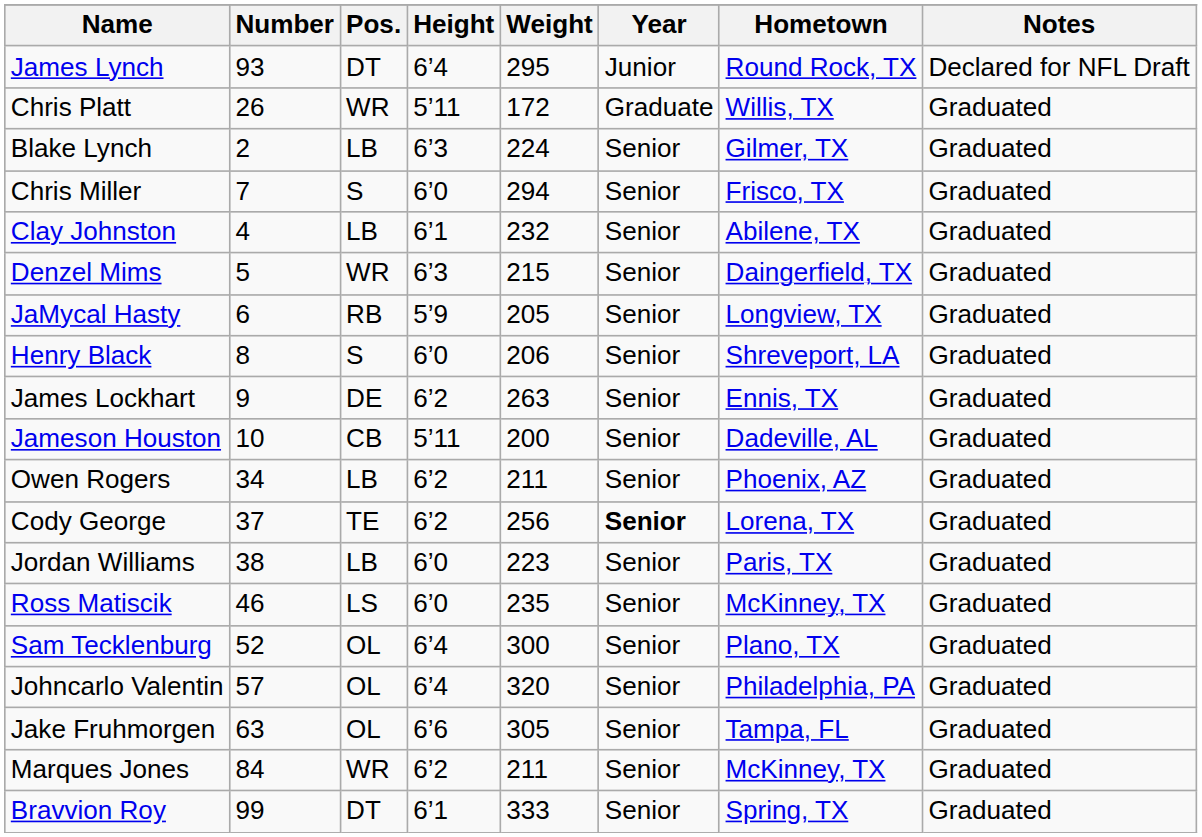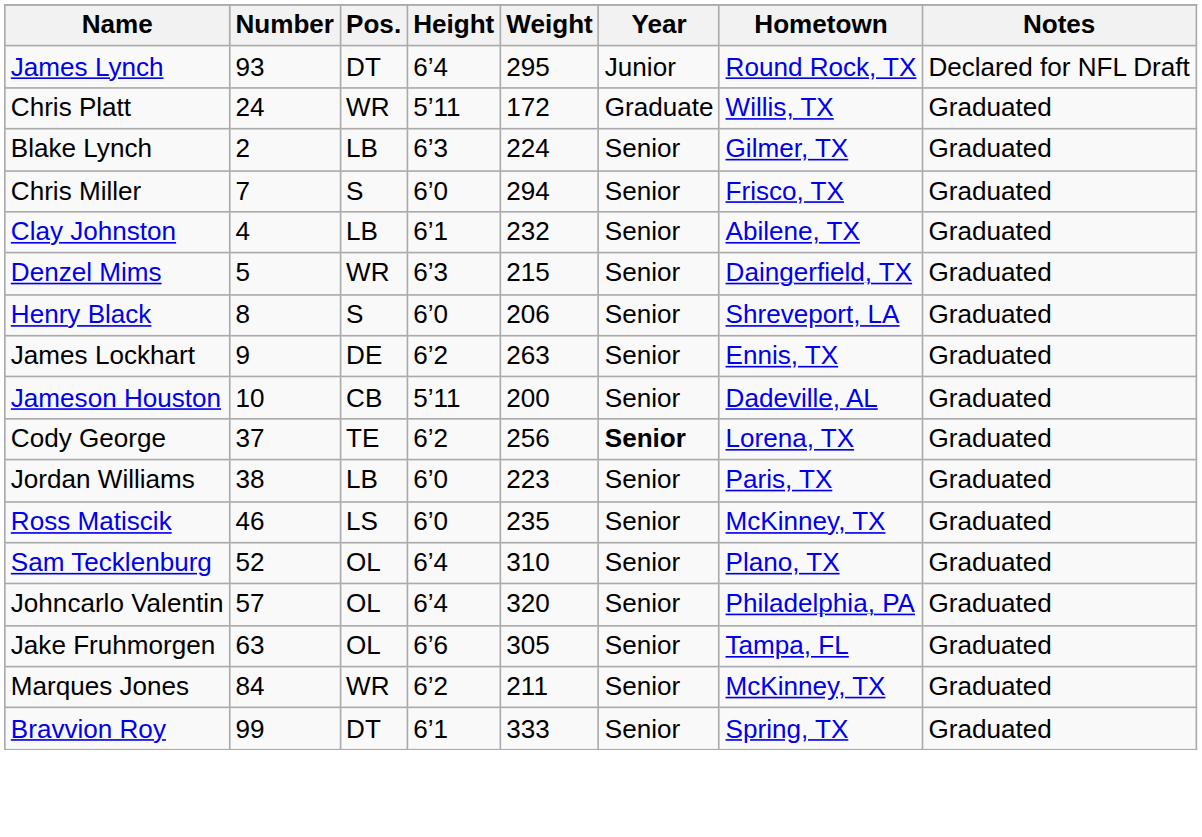(250, 107) 26 -> (250, 107) 24
- row: (96, 314)
- row: (91, 480)
(528, 645) 300 -> (528, 562) 310
